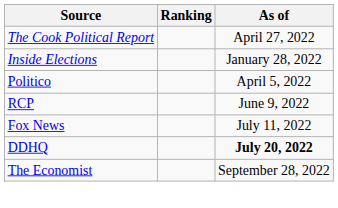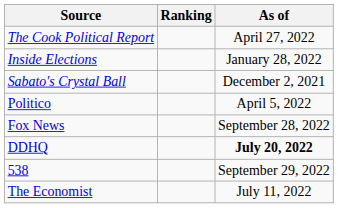+ row: (67, 81)
- row: (21, 103)
(274, 125) July 11, 2022 -> (274, 125) September 28, 2022
+ row: (18, 170)
(274, 170) September 28, 2022 -> (274, 192) July 11, 2022
